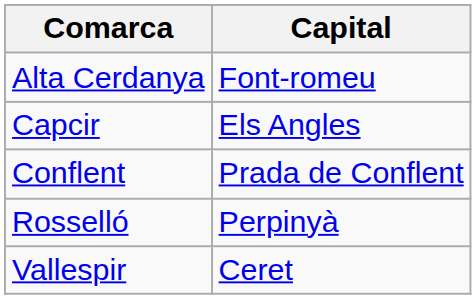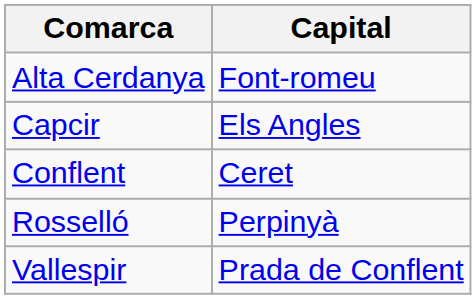(341, 173) Prada de Conflent -> (256, 173) Ceret
(256, 269) Ceret -> (341, 269) Prada de Conflent
